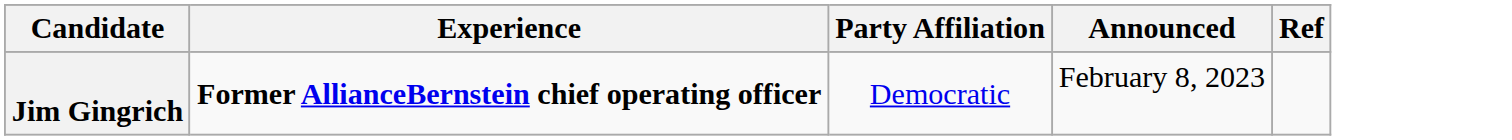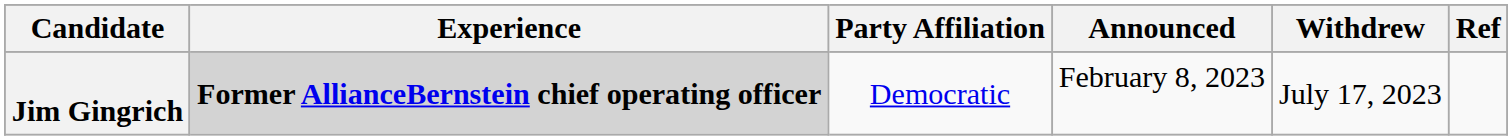+ column: (1360, 28)
(509, 92) no background -> (509, 92) lightgrey background
